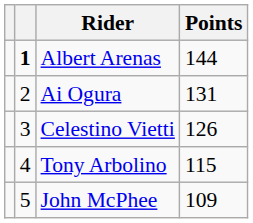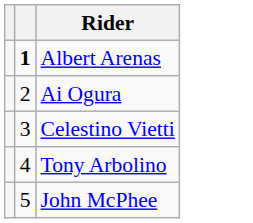- column: (214, 22)
